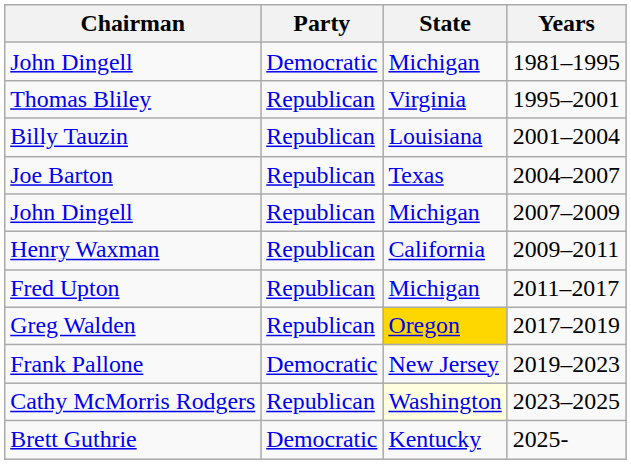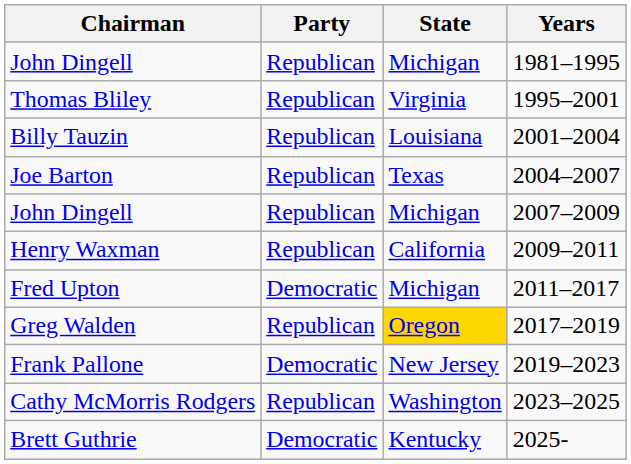(322, 61) Democratic -> (321, 61) Republican
(321, 288) Republican -> (322, 288) Democratic
(445, 401) lightyellow background -> (445, 401) no background
